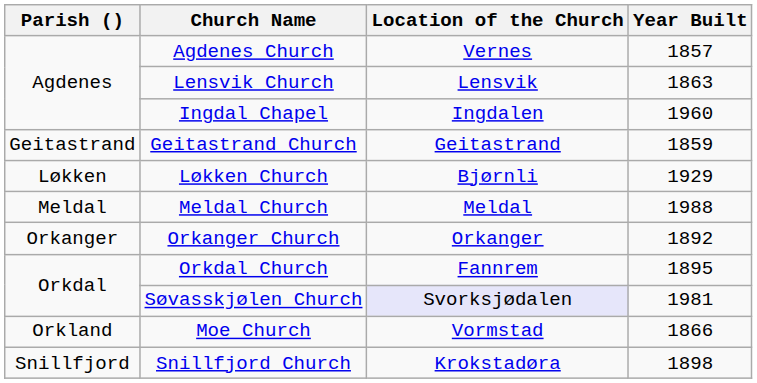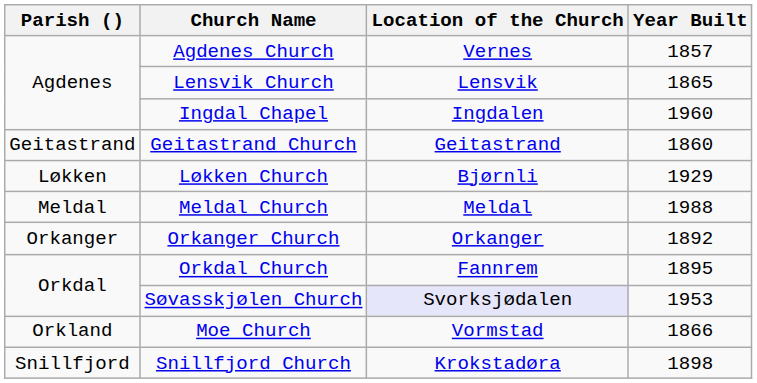(690, 83) 1863 -> (690, 83) 1865
(690, 145) 1859 -> (690, 145) 1860
(690, 301) 1981 -> (690, 301) 1953
